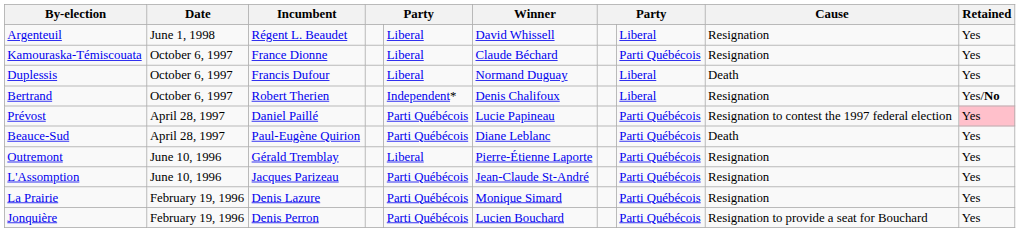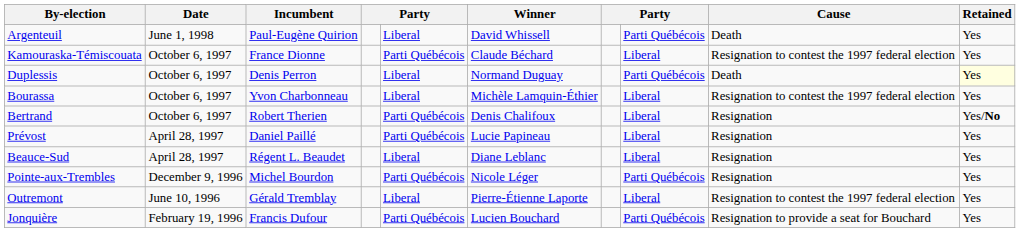(299, 34) Régent L. Beaudet -> (303, 34) Paul-Eugène Quirion
(638, 34) Liberal -> (664, 34) Parti Québécois
(739, 34) Resignation -> (726, 34) Death
(405, 55) Liberal -> (424, 55) Parti Québécois
(660, 55) Parti Québécois -> (642, 55) Liberal
(739, 55) Resignation -> (833, 55) Resignation to contest the 1997 federal election
(291, 75) Francis Dufour -> (283, 75) Denis Perron
(638, 75) Liberal -> (664, 75) Parti Québécois
(971, 75) no background -> (972, 75) lightyellow background
+ row: (31, 95)
(422, 95) Independent* -> (424, 116) Parti Québécois
(660, 116) Parti Québécois -> (642, 136) Liberal
(830, 116) Resignation to contest the 1997 federal election -> (742, 136) Resignation
(971, 116) pink background -> (972, 136) no background
(306, 136) Paul-Eugène Quirion -> (297, 156) Régent L. Beaudet
(427, 136) Parti Québécois -> (402, 156) Liberal
(660, 136) Parti Québécois -> (642, 156) Liberal
(723, 136) Death -> (742, 156) Resignation
+ row: (61, 177)
(660, 156) Parti Québécois -> (642, 197) Liberal
(739, 156) Resignation -> (833, 197) Resignation to contest the 1997 federal election
- row: (43, 177)
- row: (33, 197)
(285, 217) Denis Perron -> (288, 217) Francis Dufour
